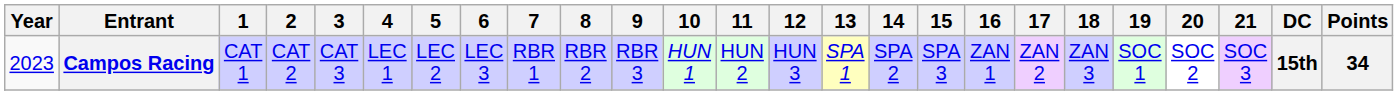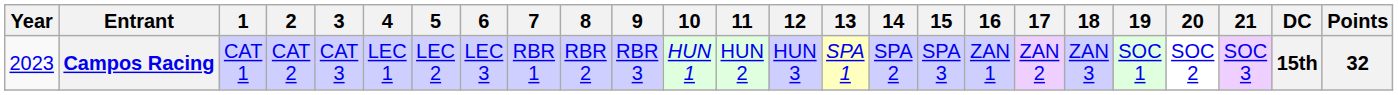(1358, 63) 34 -> (1358, 63) 32
